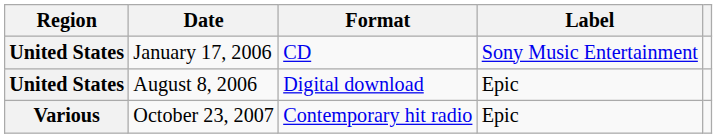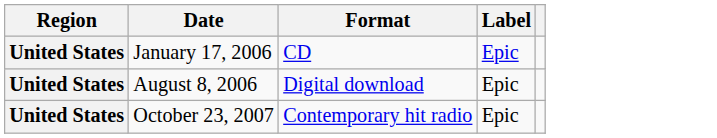(590, 52) Sony Music Entertainment -> (500, 52) Epic
(67, 116) Various -> (67, 116) United States
